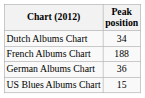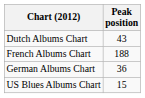(122, 38) 34 -> (122, 38) 43
